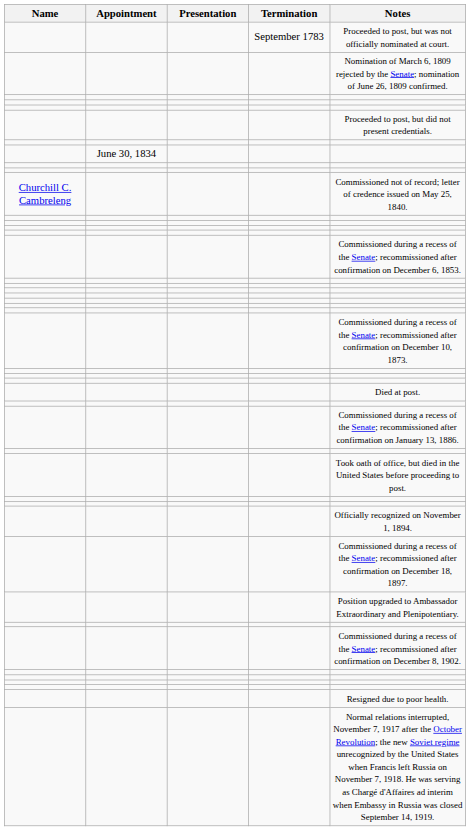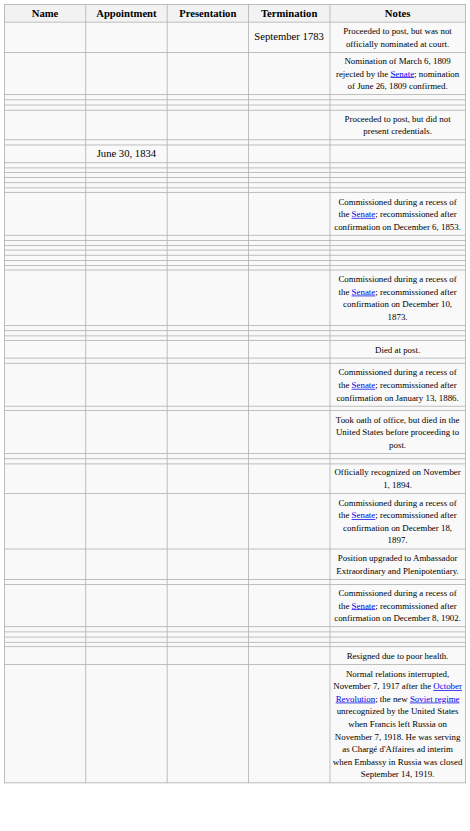- row: (45, 194)
